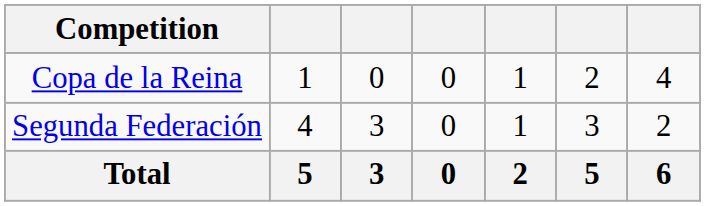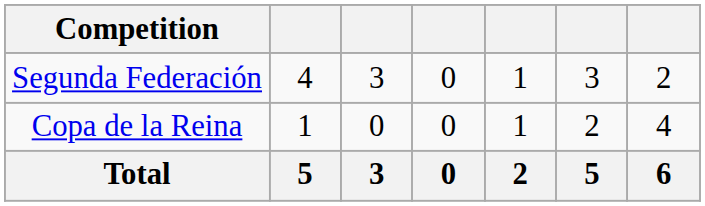rows swapped: (137, 126) <-> (137, 77)
